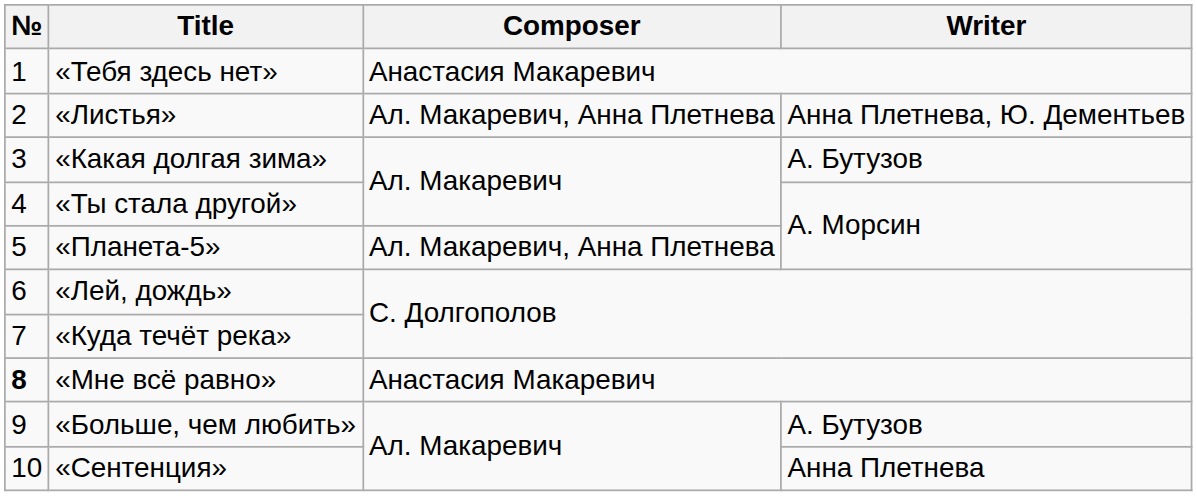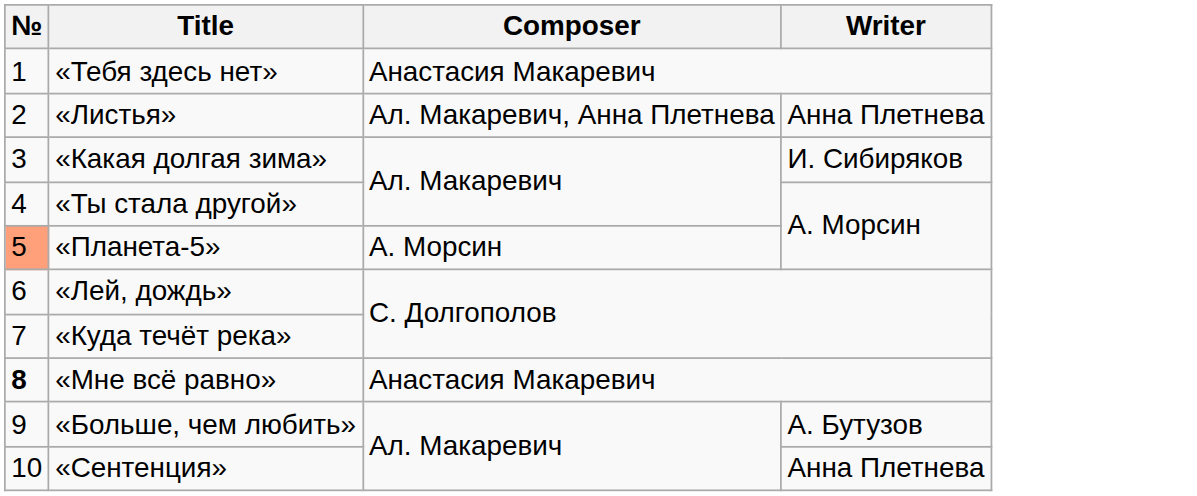(986, 114) Анна Плетнева, Ю. Дементьев -> (886, 114) Анна Плетнева
(855, 159) А. Бутузов -> (875, 159) И. Сибиряков
(19, 247) no background -> (19, 247) lightsalmon background
(572, 247) Ал. Макаревич, Анна Плетнева -> (436, 247) А. Морсин
